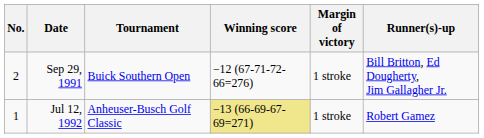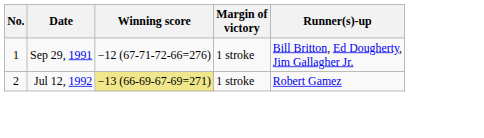- column: (147, 28)
(16, 76) 2 -> (16, 55) 1
(16, 116) 1 -> (16, 81) 2
